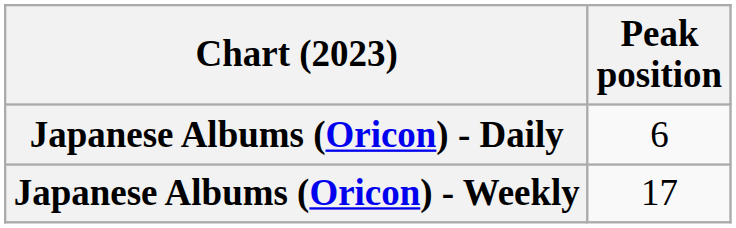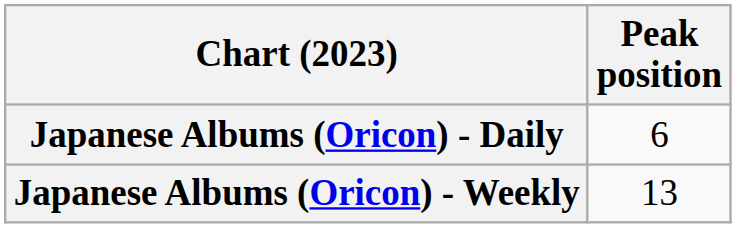(659, 192) 17 -> (659, 192) 13
